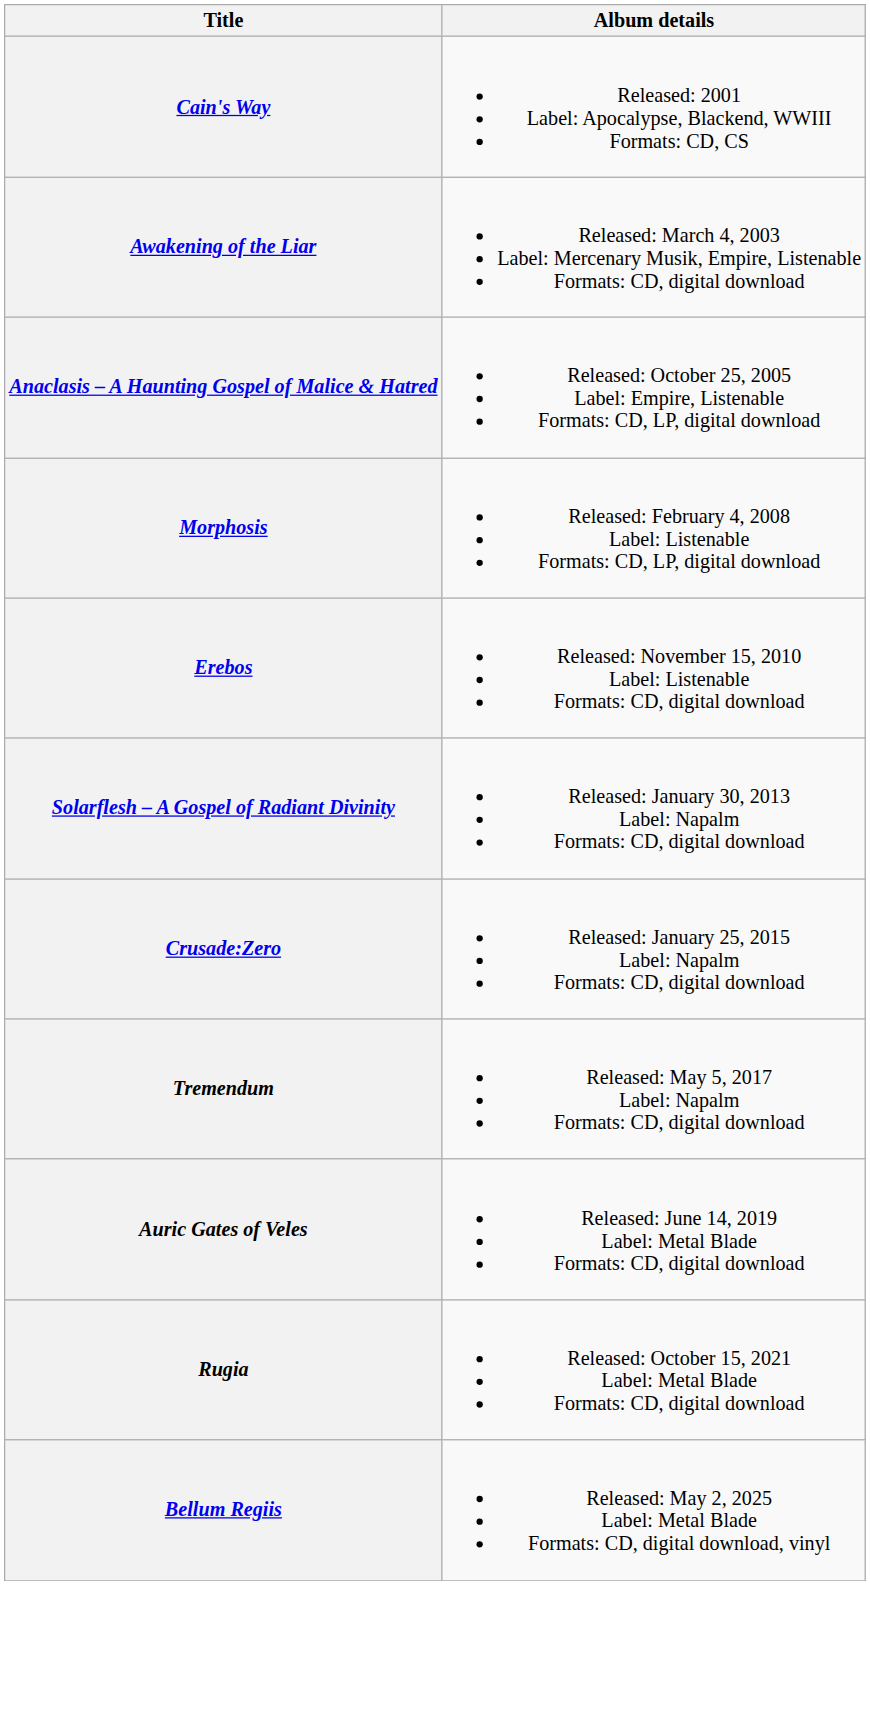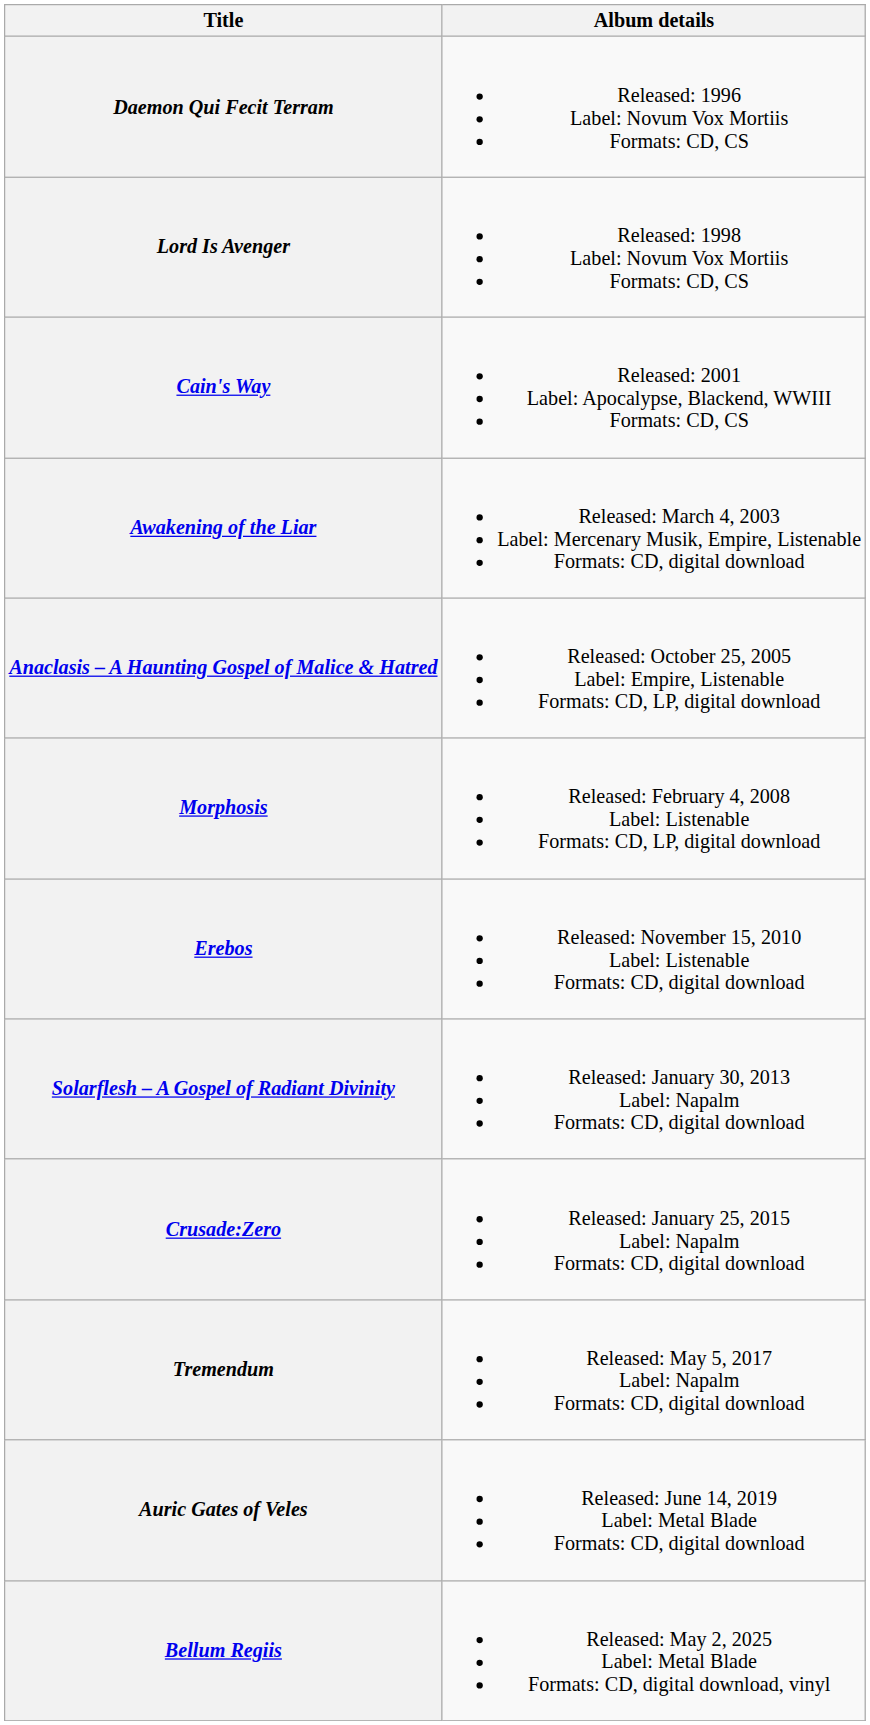+ row: (223, 106)
+ row: (223, 246)
- row: (223, 1369)
